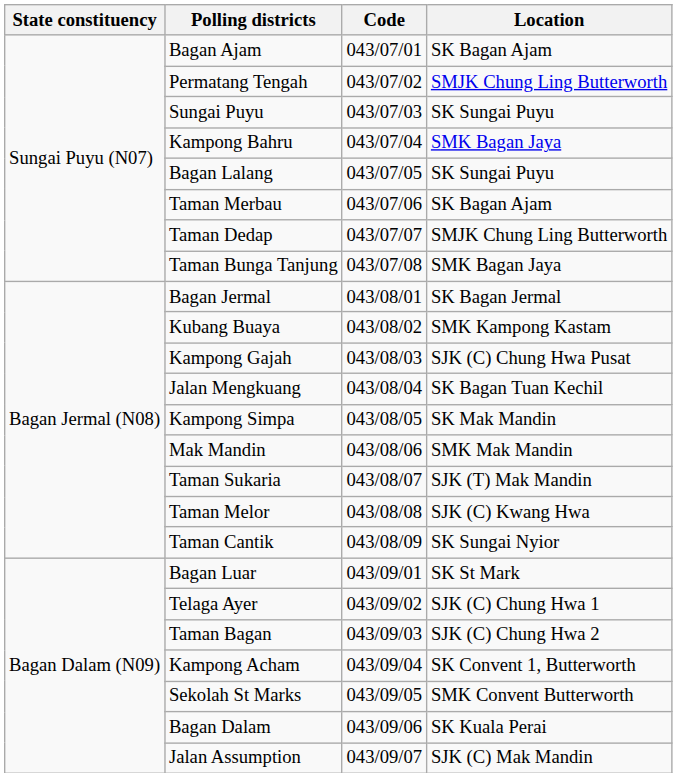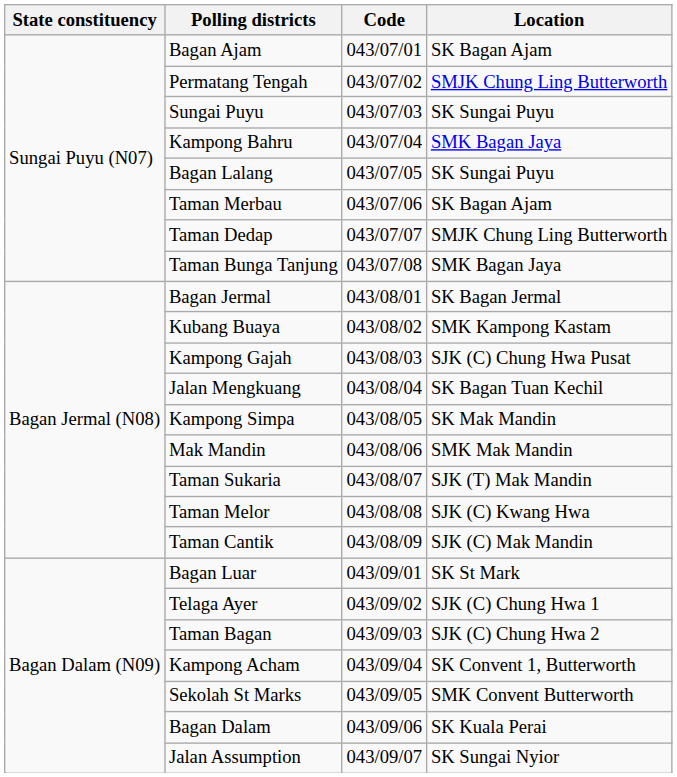(495, 542) SK Sungai Nyior -> (512, 542) SJK (C) Mak Mandin
(512, 757) SJK (C) Mak Mandin -> (495, 757) SK Sungai Nyior
